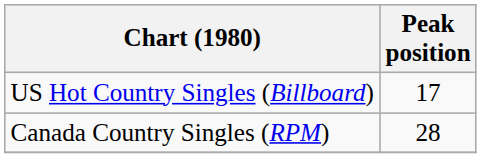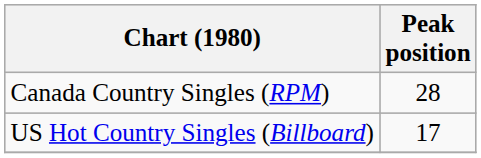rows swapped: (192, 92) <-> (170, 132)
